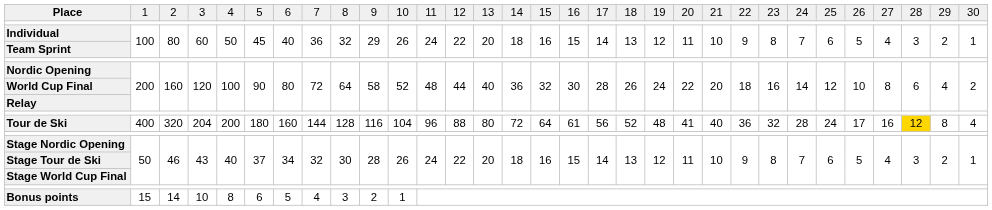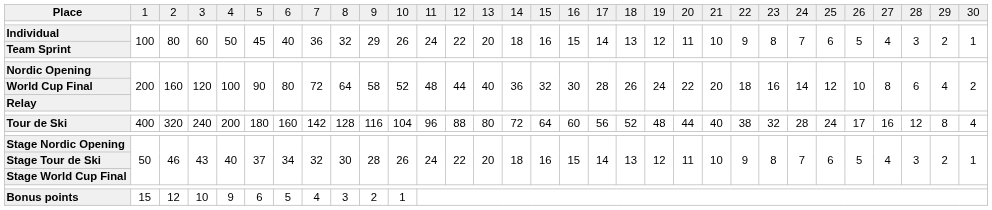(202, 123) 204 -> (202, 123) 240
(317, 123) 144 -> (317, 123) 142
(574, 123) 61 -> (574, 123) 60
(688, 123) 41 -> (688, 123) 44
(745, 123) 36 -> (745, 123) 38
(916, 123) gold background -> (916, 123) no background
(173, 197) 14 -> (173, 197) 12
(231, 197) 8 -> (231, 197) 9
